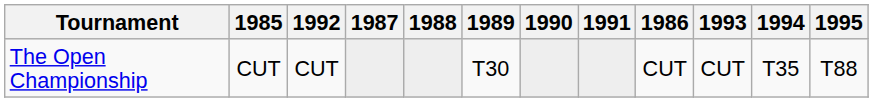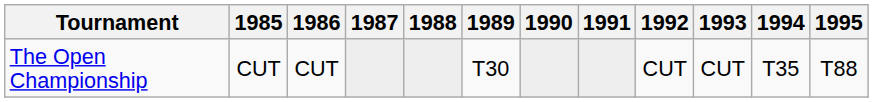columns swapped: (665, 22) <-> (317, 22)
